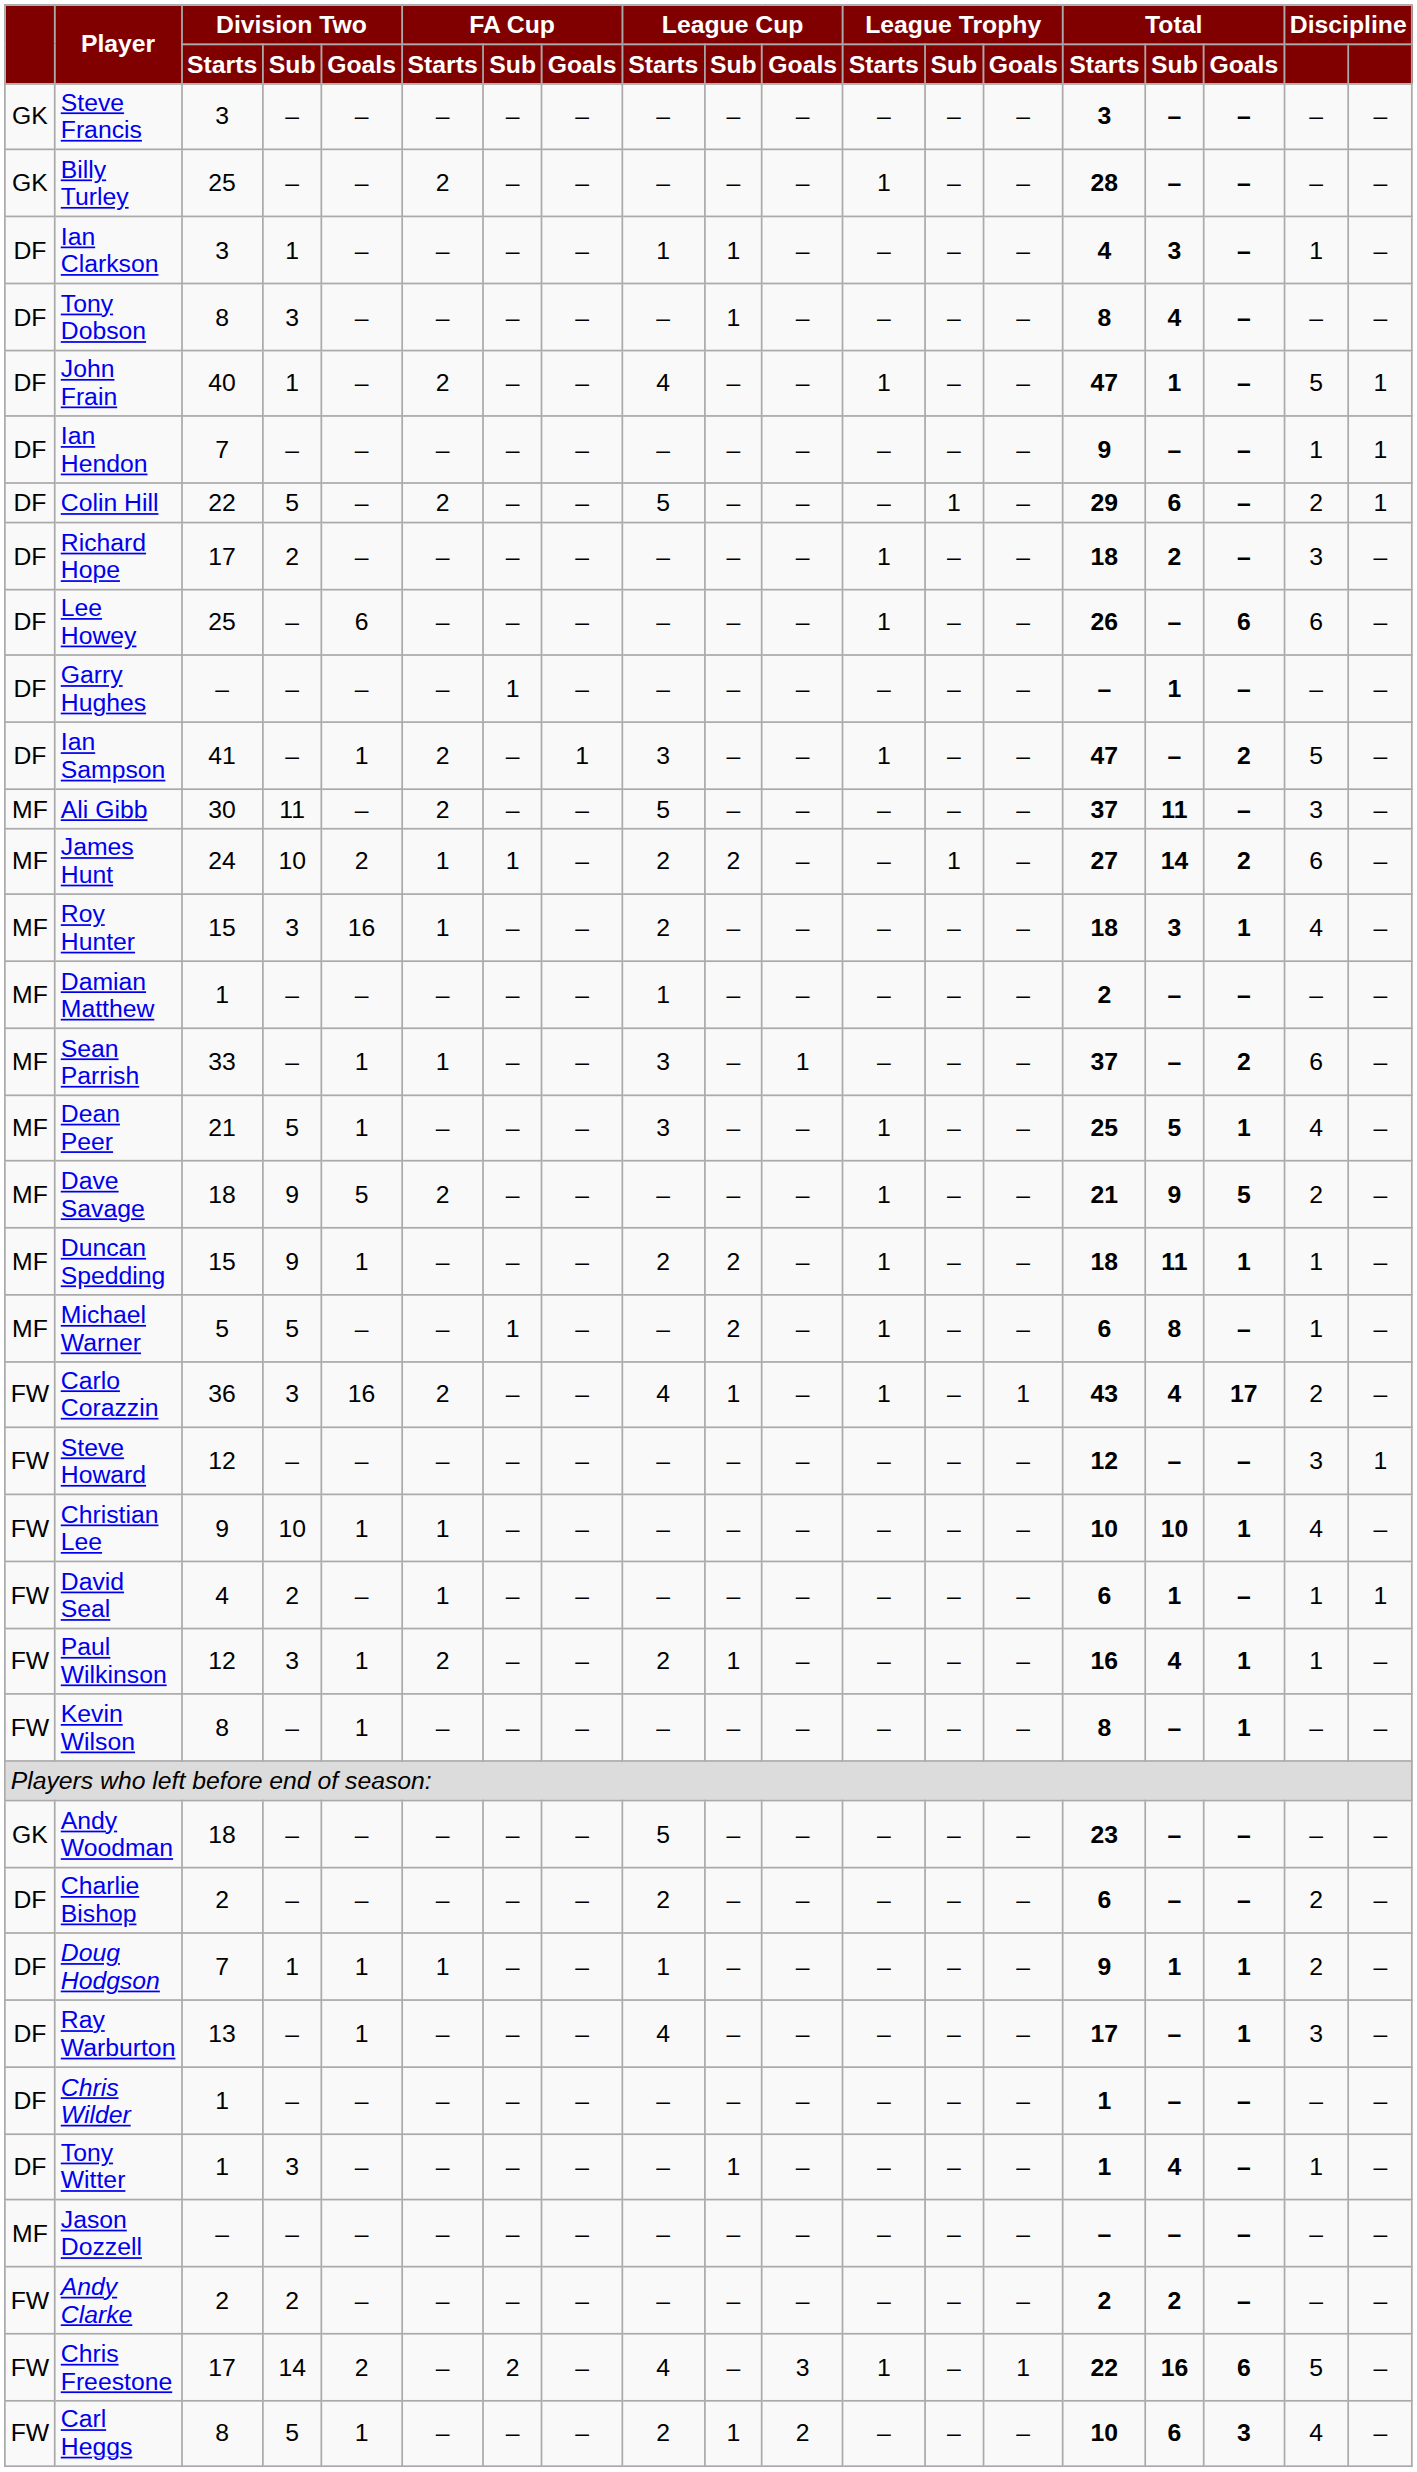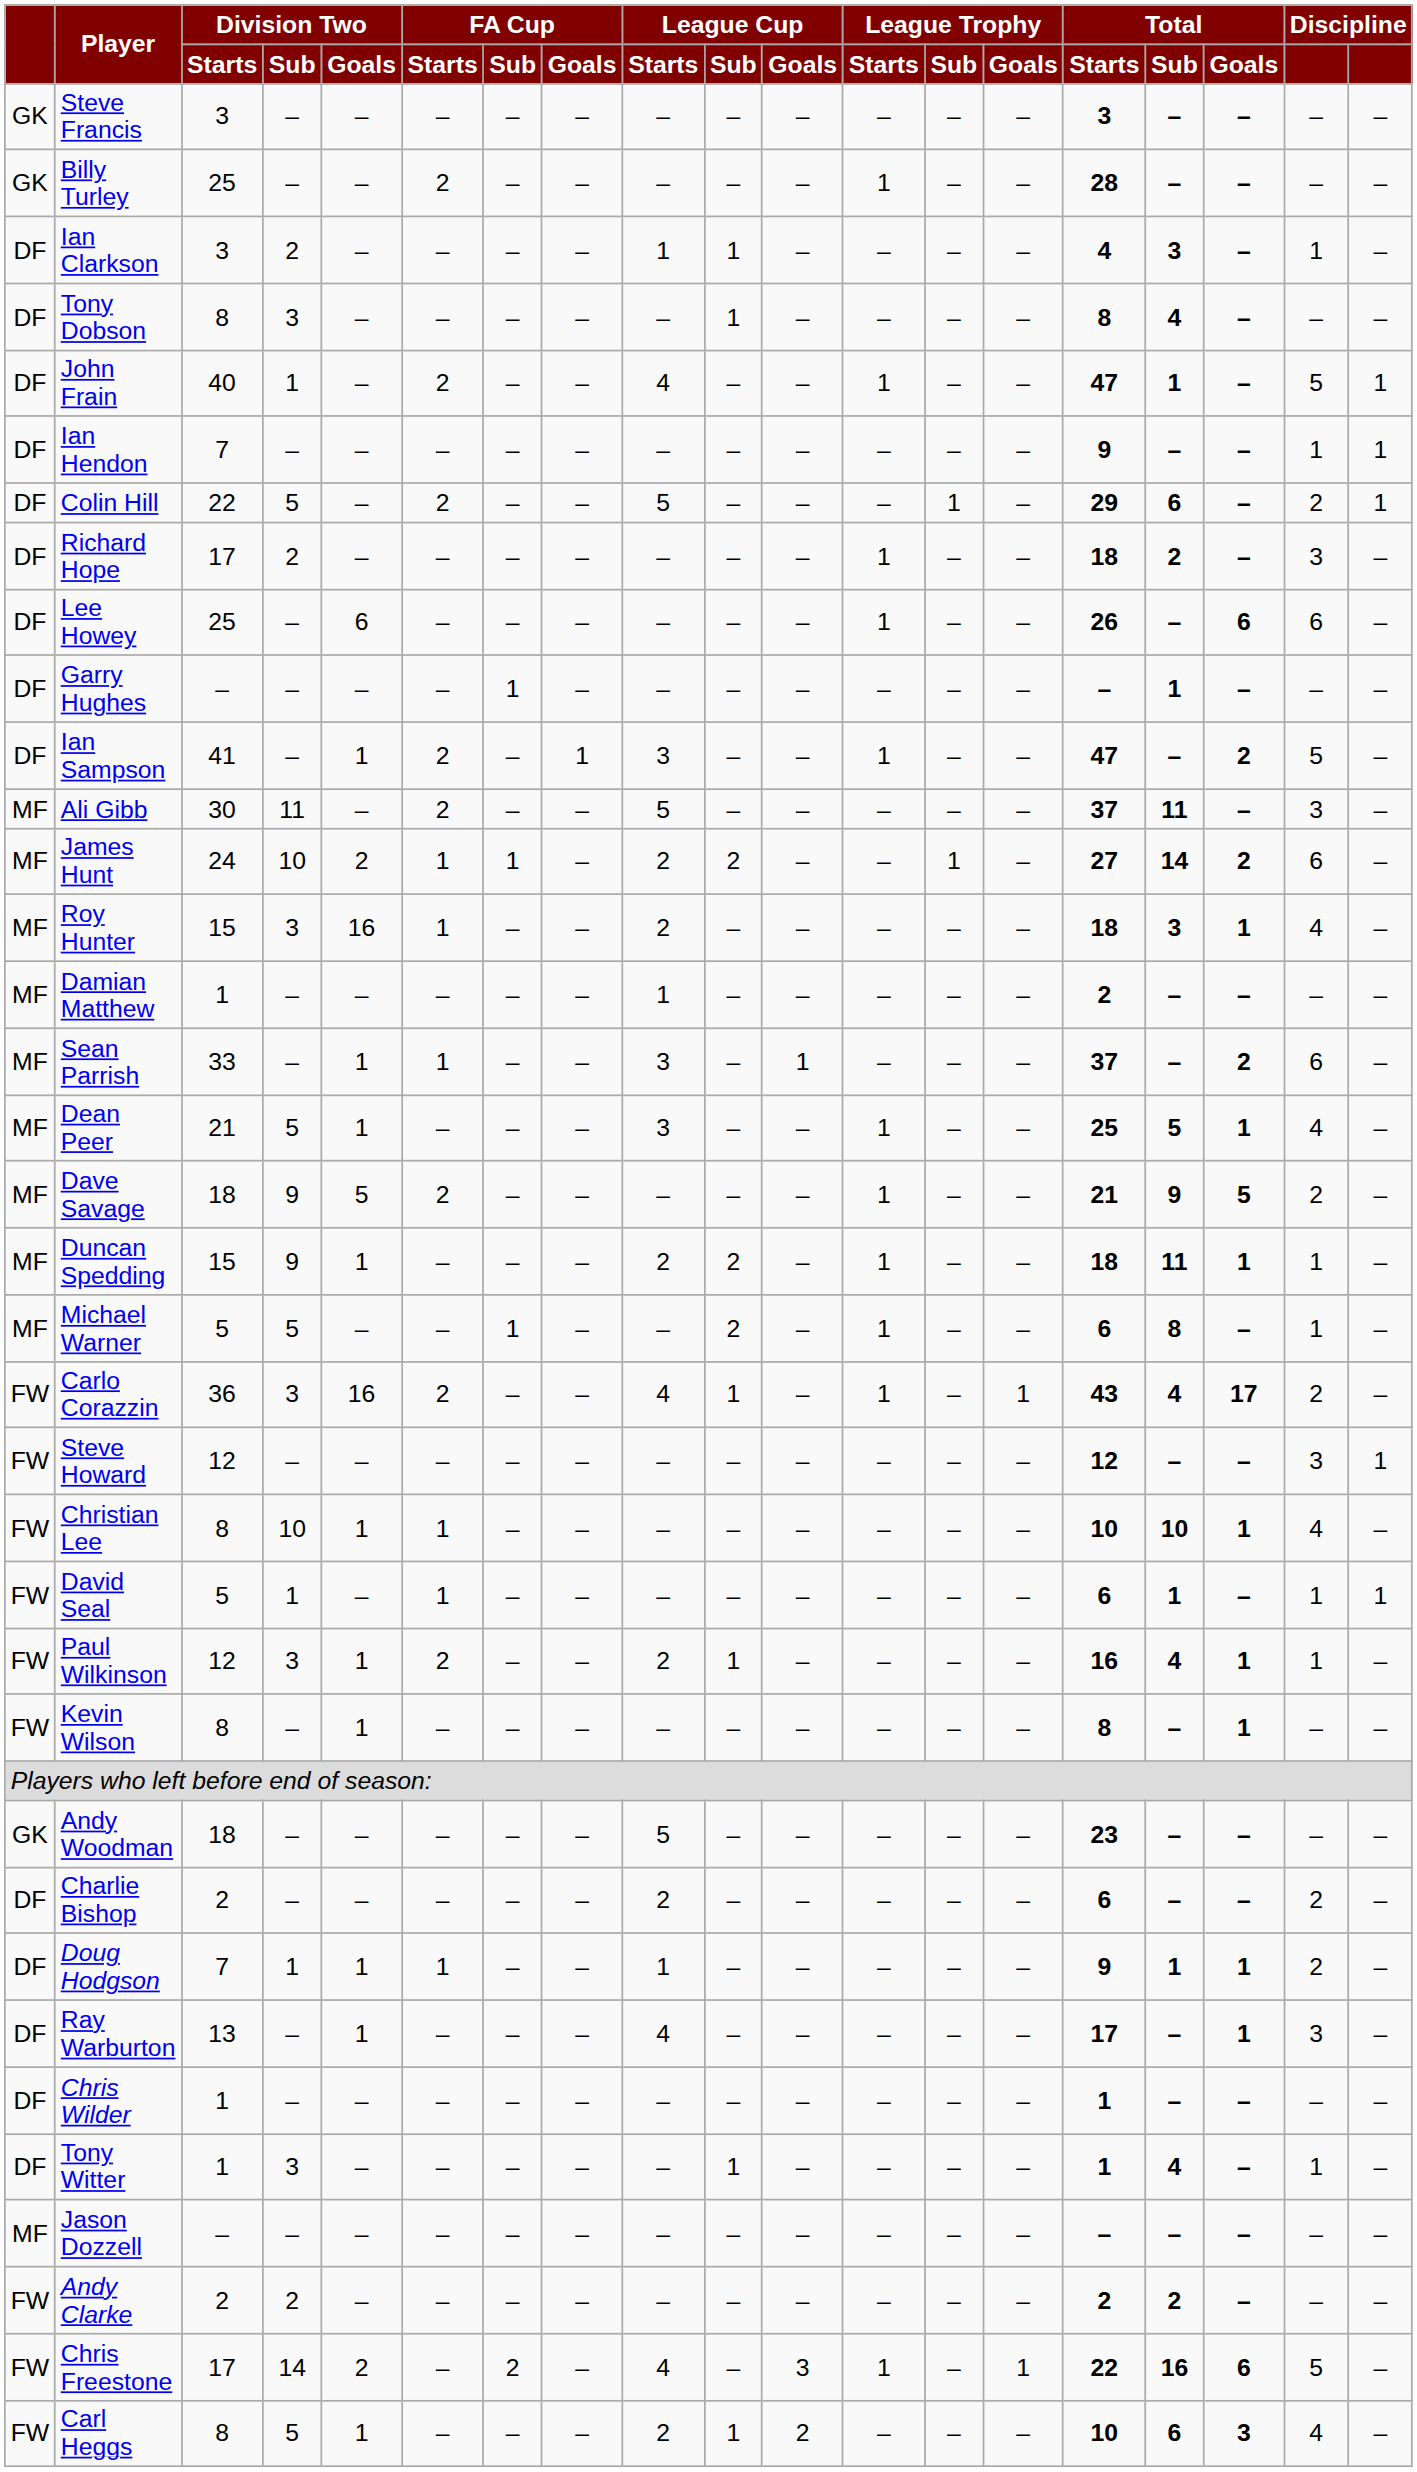(292, 250) 1 -> (292, 250) 2
(222, 1528) 9 -> (222, 1528) 8
(222, 1595) 4 -> (222, 1595) 5
(292, 1595) 2 -> (292, 1595) 1
